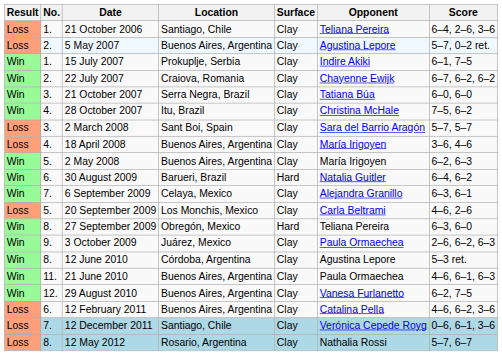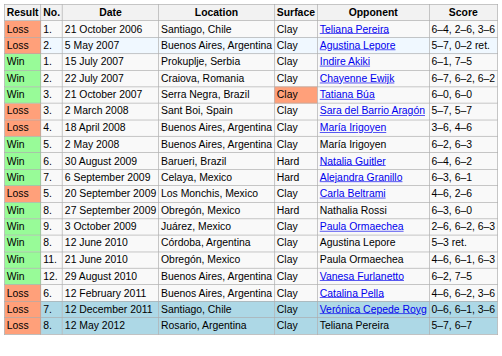(287, 95) no background -> (287, 95) lightsalmon background
- row: (104, 111)
(287, 194) Clay -> (288, 177) Hard
(354, 227) Teliana Pereira -> (353, 210) Nathalia Rossi
(217, 276) Buenos Aires, Argentina -> (201, 260) Obregón, Mexico
(353, 342) Nathalia Rossi -> (354, 326) Teliana Pereira
